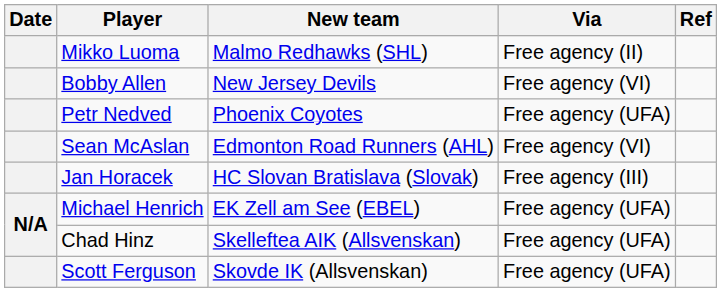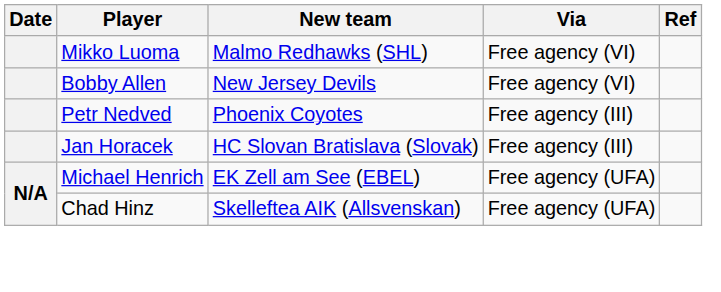(573, 51) Free agency (II) -> (562, 51) Free agency (VI)
(587, 114) Free agency (UFA) -> (560, 114) Free agency (III)
- row: (125, 146)
- row: (129, 271)
